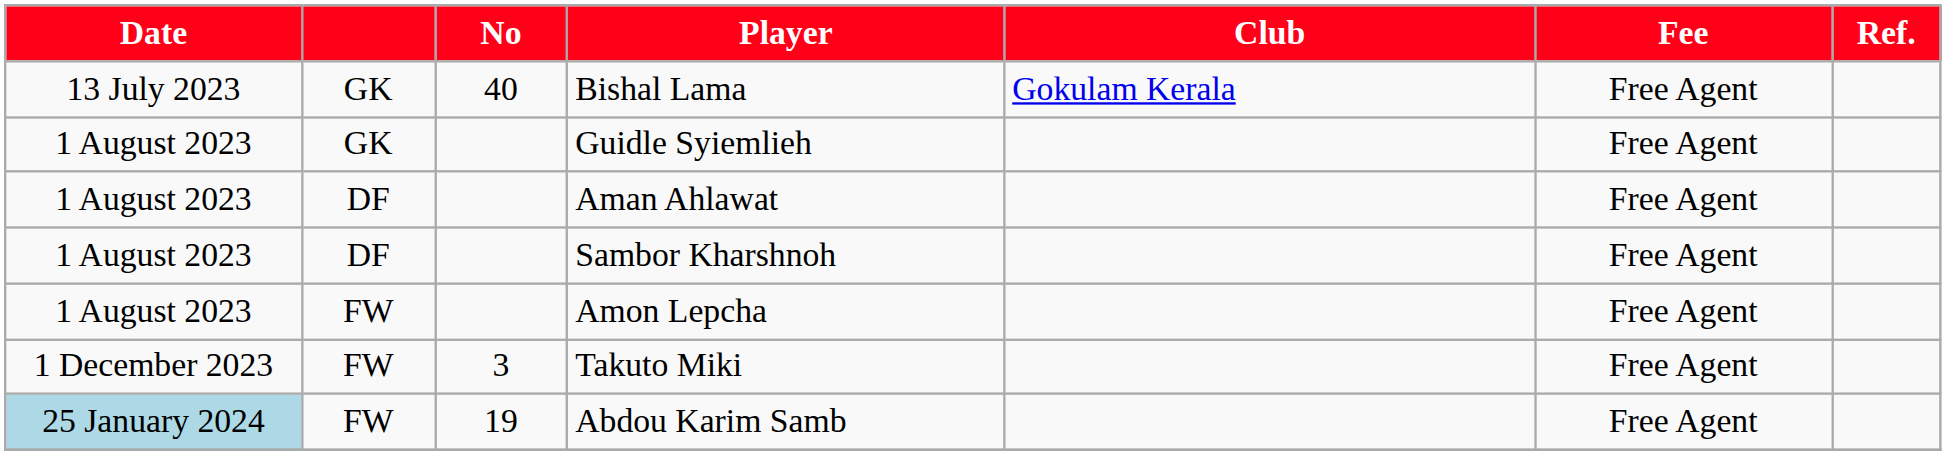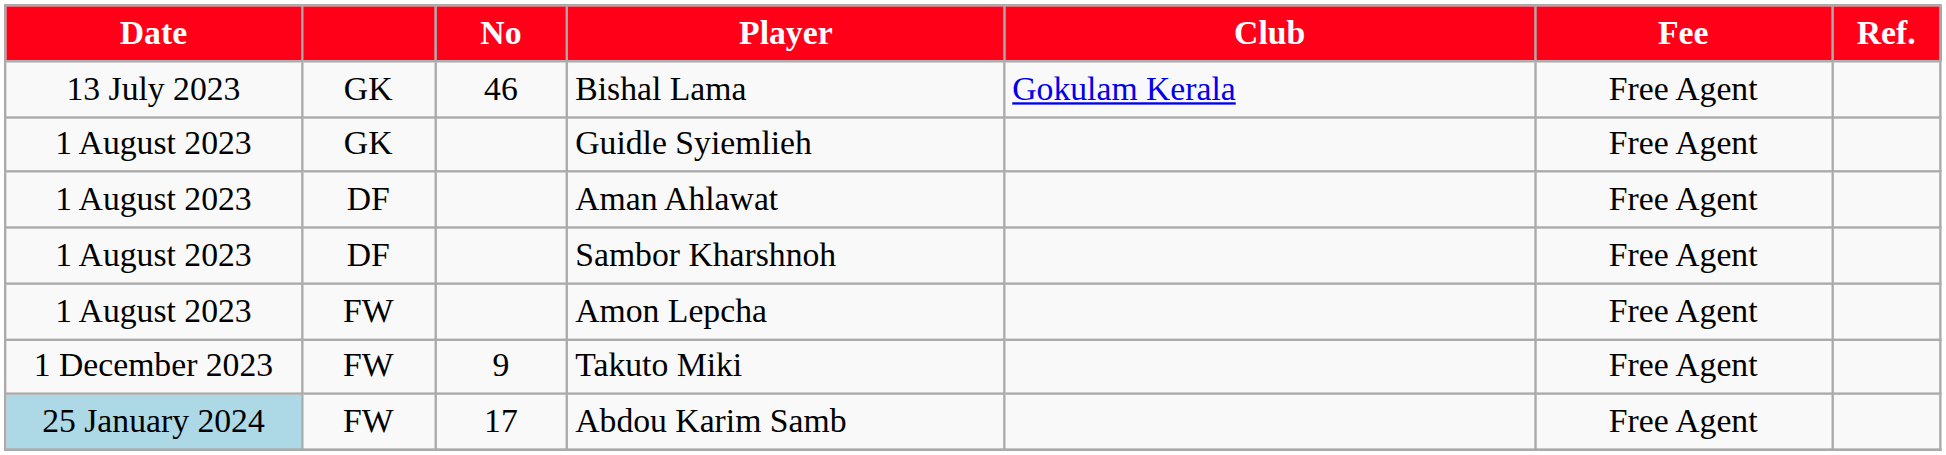(501, 88) 40 -> (501, 88) 46
(501, 366) 3 -> (501, 366) 9
(501, 421) 19 -> (501, 421) 17
